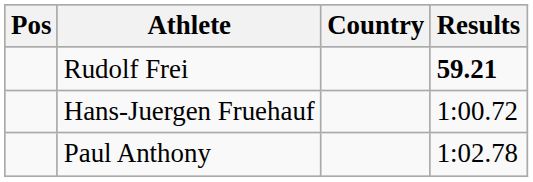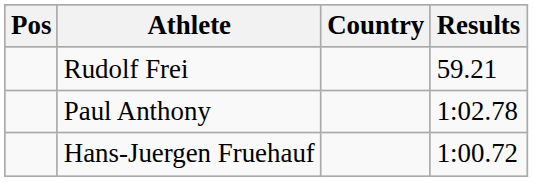(467, 68) bold -> (467, 68) normal
rows swapped: (189, 111) <-> (137, 153)
